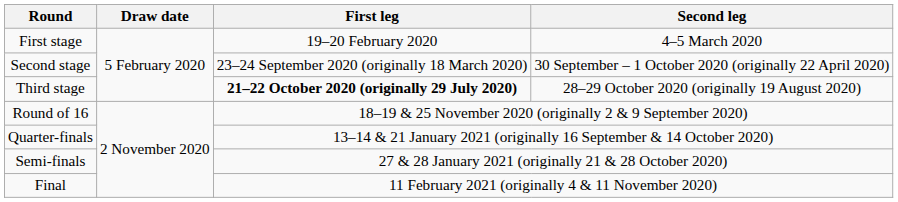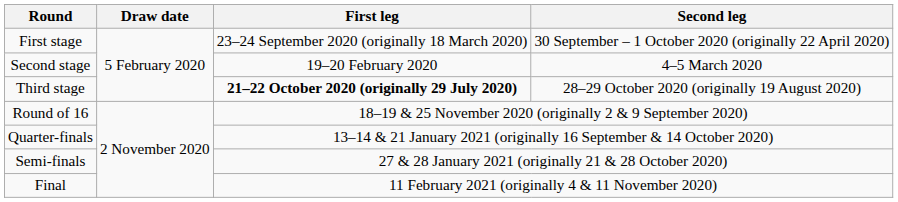(372, 40) 19–20 February 2020 -> (372, 40) 23–24 September 2020 (originally 18 March 2020)
(712, 40) 4–5 March 2020 -> (712, 40) 30 September – 1 October 2020 (originally 22 April 2020)
(372, 64) 23–24 September 2020 (originally 18 March 2020) -> (372, 64) 19–20 February 2020
(712, 64) 30 September – 1 October 2020 (originally 22 April 2020) -> (712, 64) 4–5 March 2020
